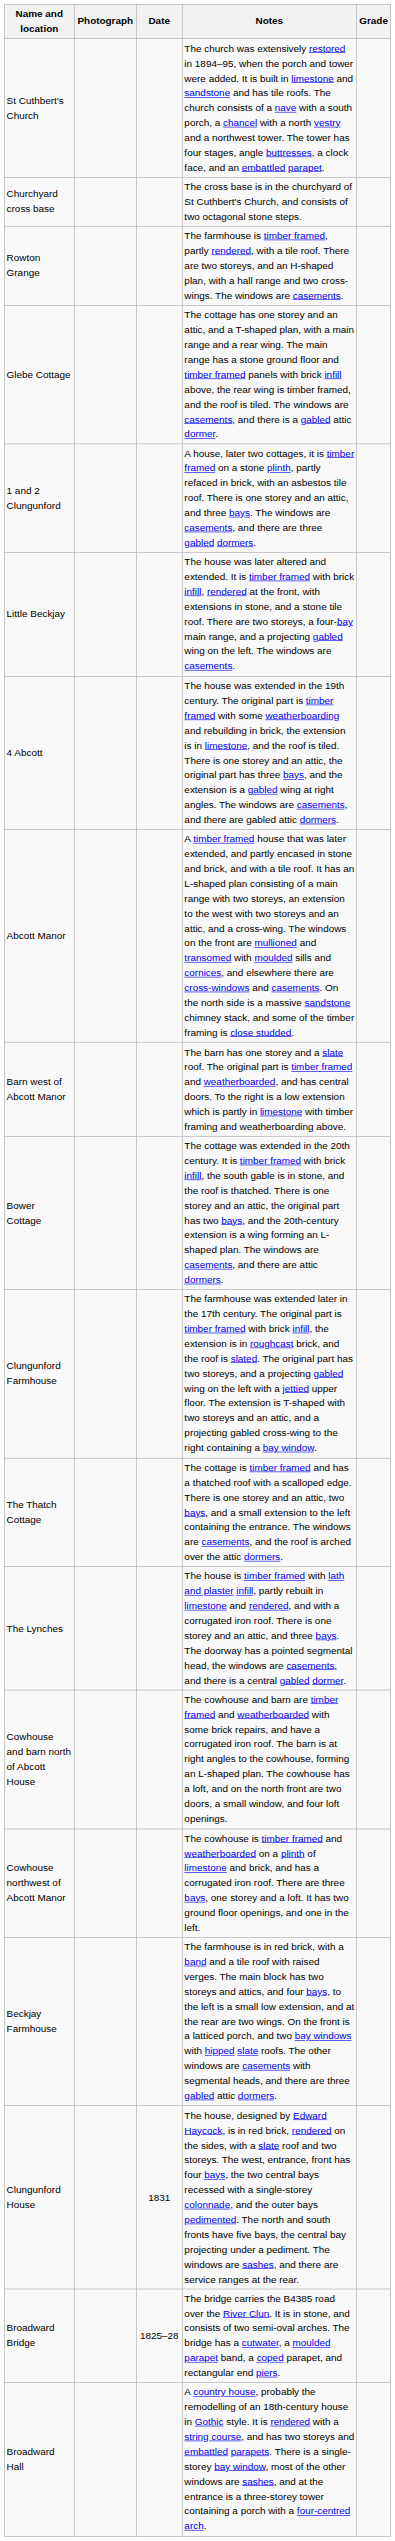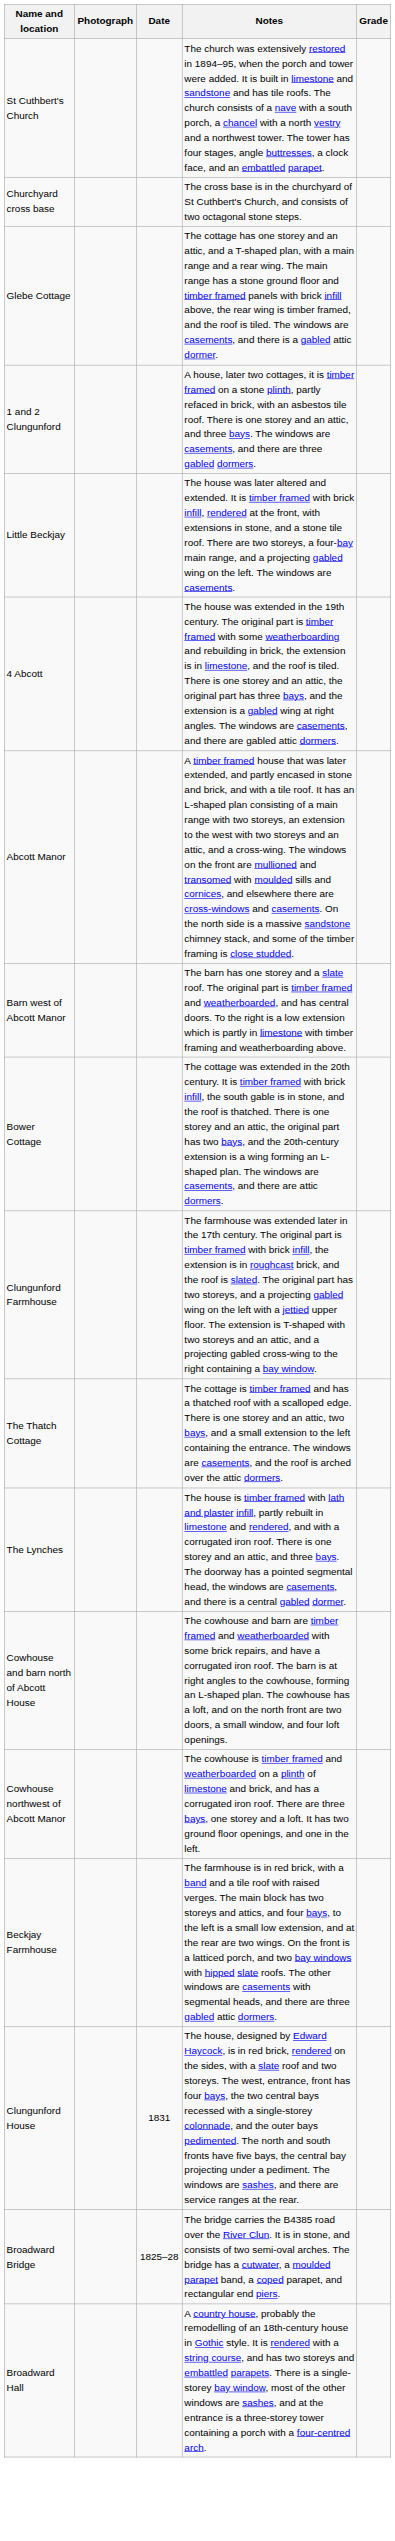- row: (23, 266)
